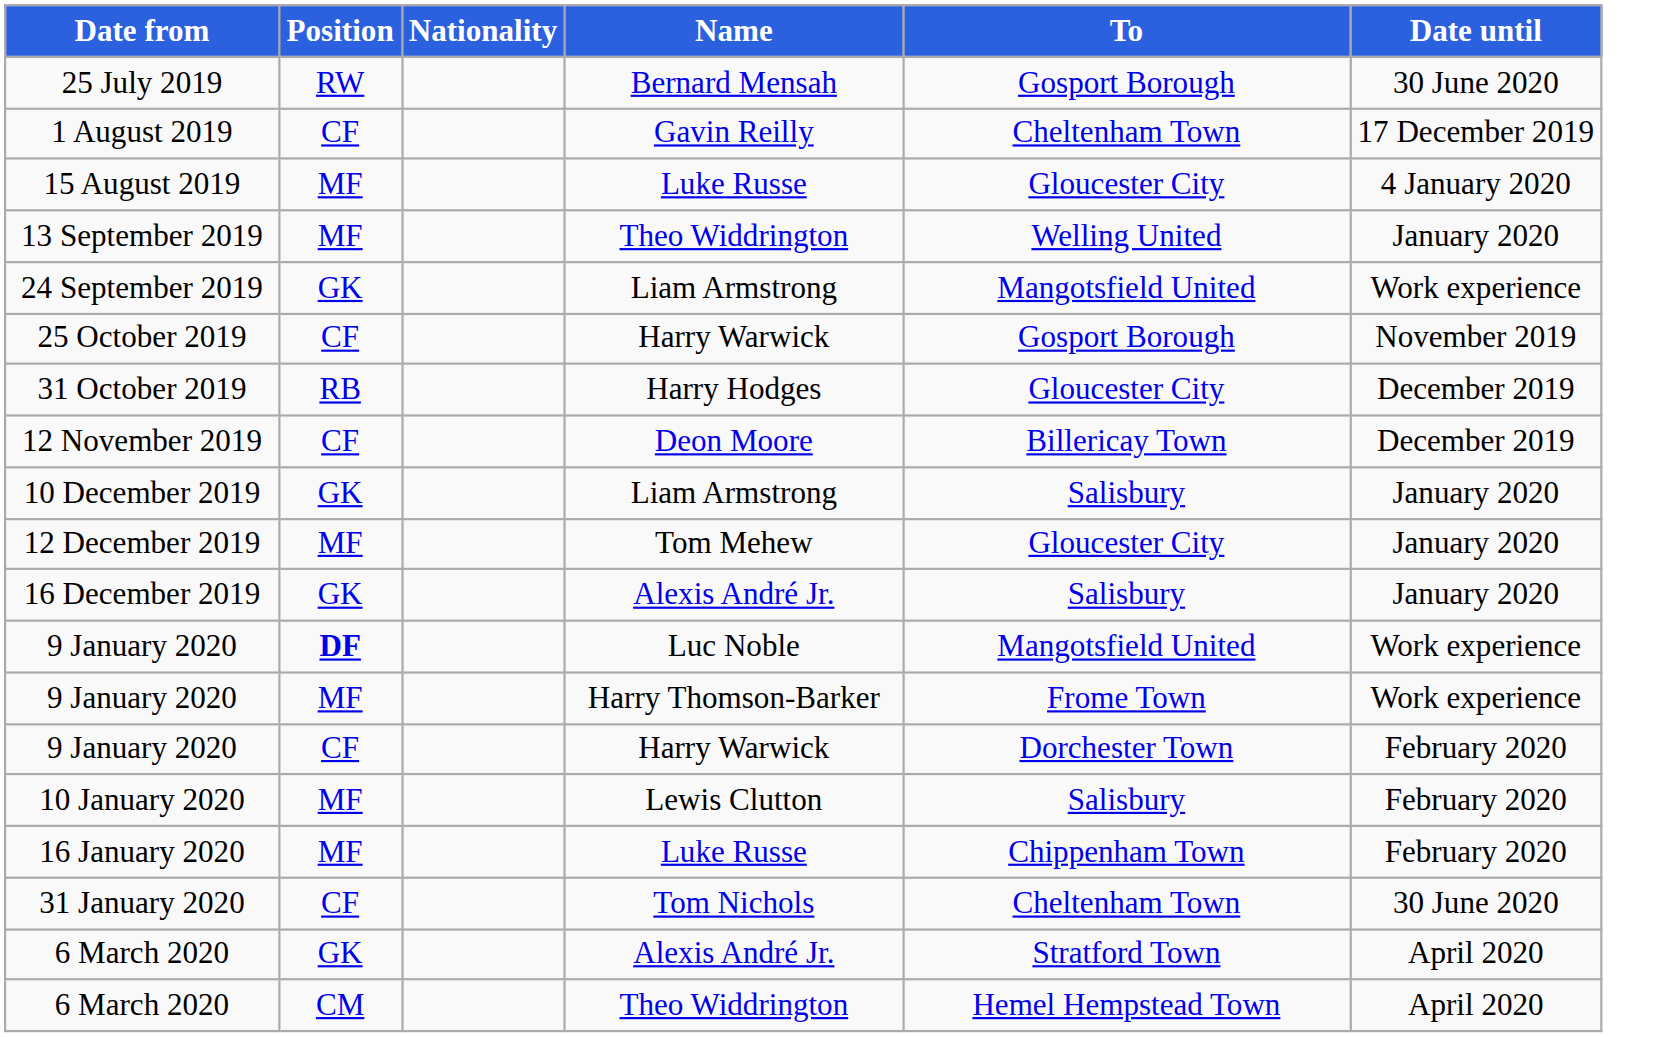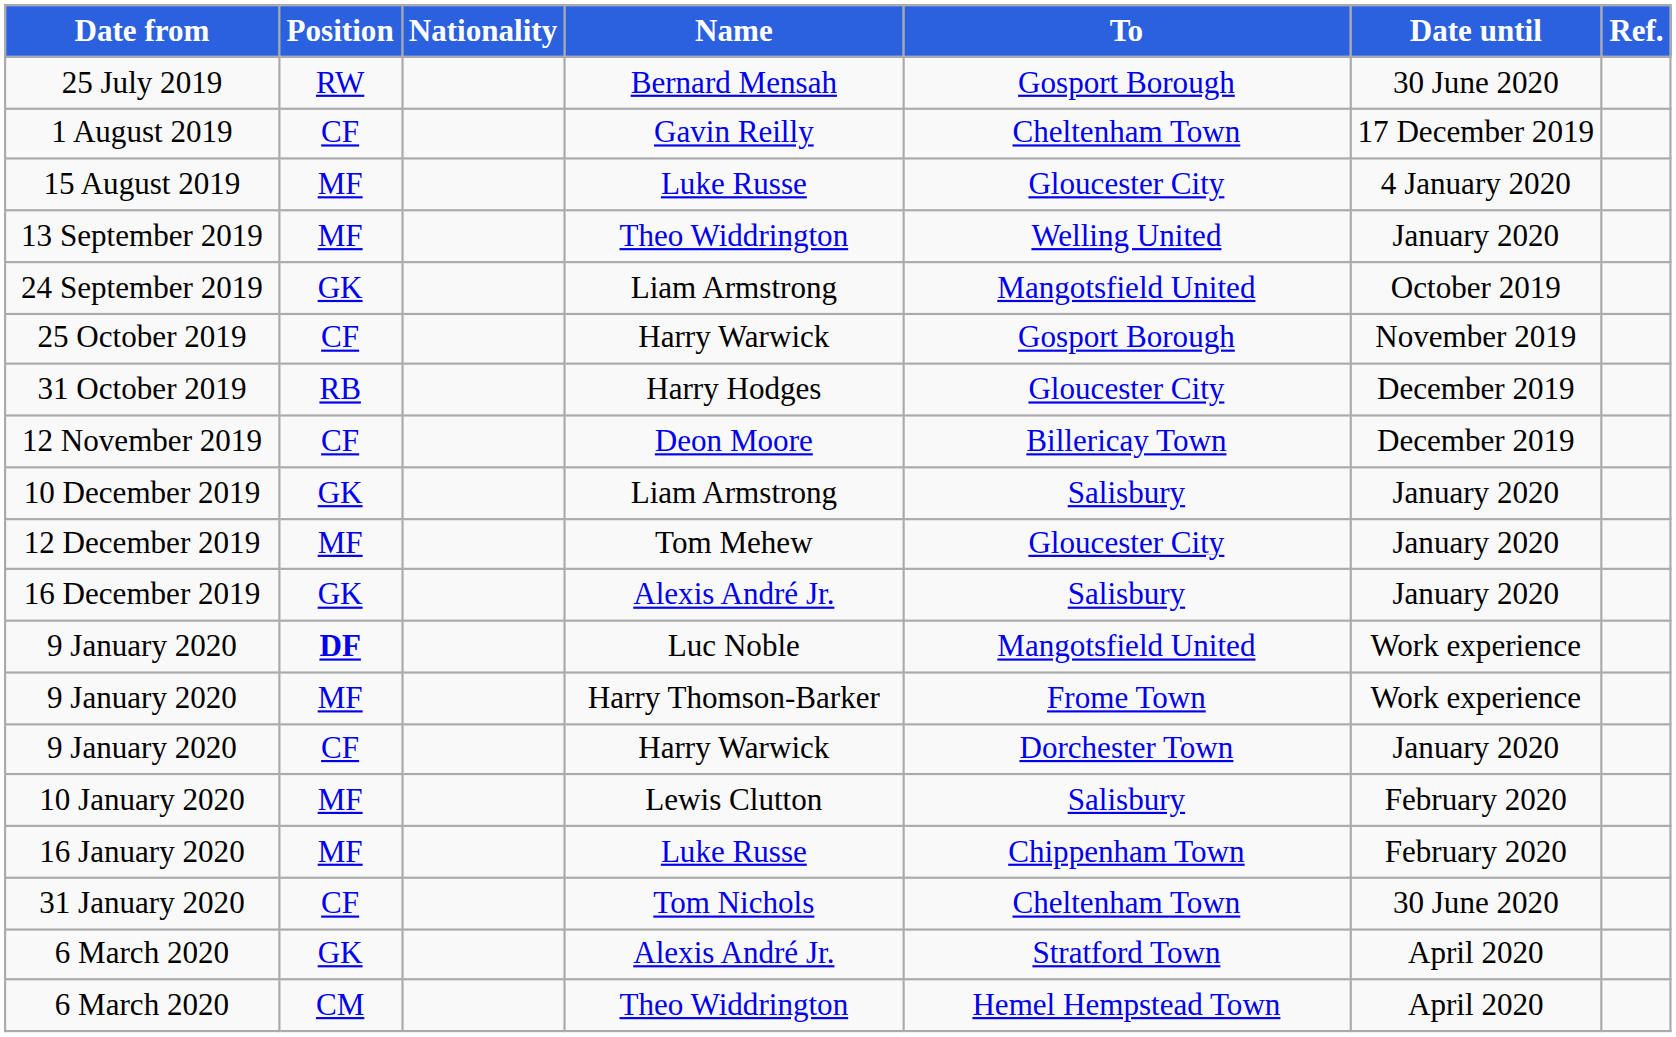+ column: (1636, 30)
(1476, 287) Work experience -> (1476, 287) October 2019
(1476, 748) February 2020 -> (1476, 748) January 2020
